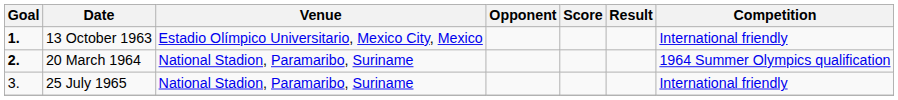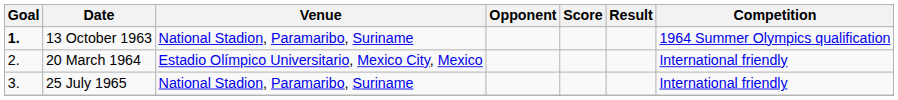(321, 38) Estadio Olímpico Universitario, Mexico City, Mexico -> (286, 38) National Stadion, Paramaribo, Suriname
(724, 38) International friendly -> (775, 38) 1964 Summer Olympics qualification
(14, 60) bold -> (14, 60) normal
(286, 60) National Stadion, Paramaribo, Suriname -> (321, 60) Estadio Olímpico Universitario, Mexico City, Mexico
(775, 60) 1964 Summer Olympics qualification -> (724, 60) International friendly
